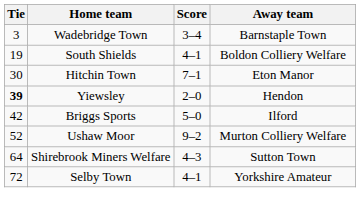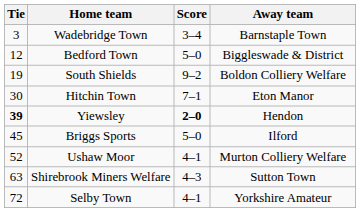+ row: (101, 55)
(192, 55) 4–1 -> (192, 75) 9–2
(192, 95) normal -> (192, 116) bold
(16, 116) 42 -> (16, 136) 45
(192, 136) 9–2 -> (192, 156) 4–1
(16, 156) 64 -> (16, 177) 63
